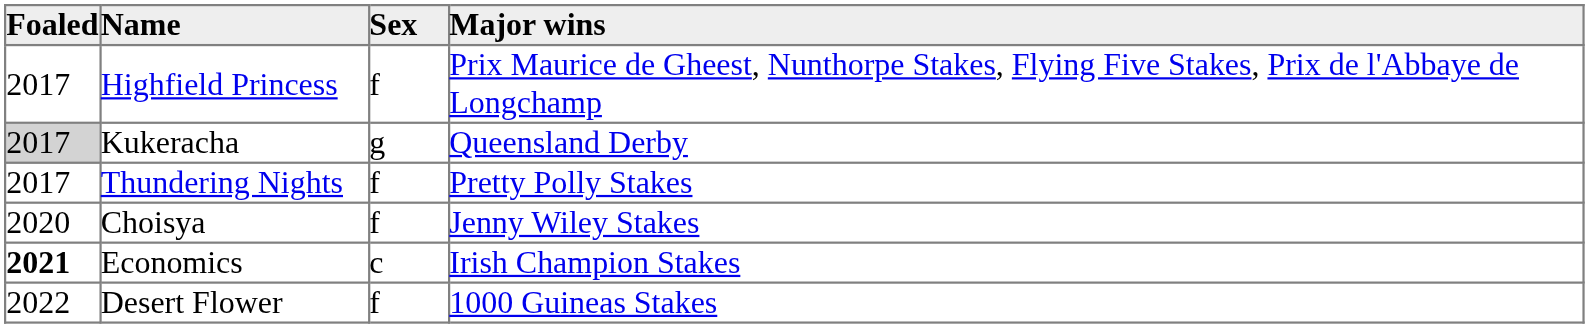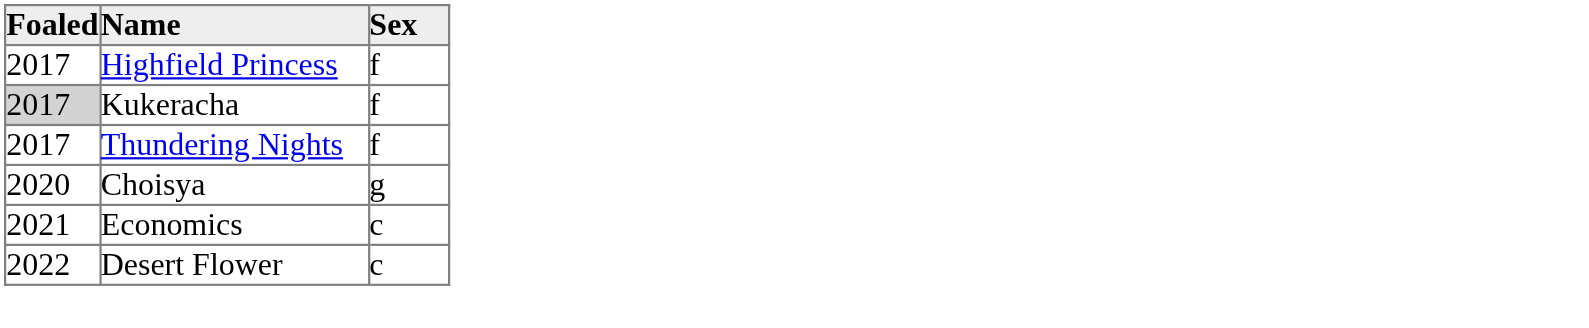- column: (528, 24)
(377, 142) g -> (375, 104) f
(375, 222) f -> (377, 184) g
(38, 262) bold -> (38, 224) normal
(375, 301) f -> (376, 264) c
